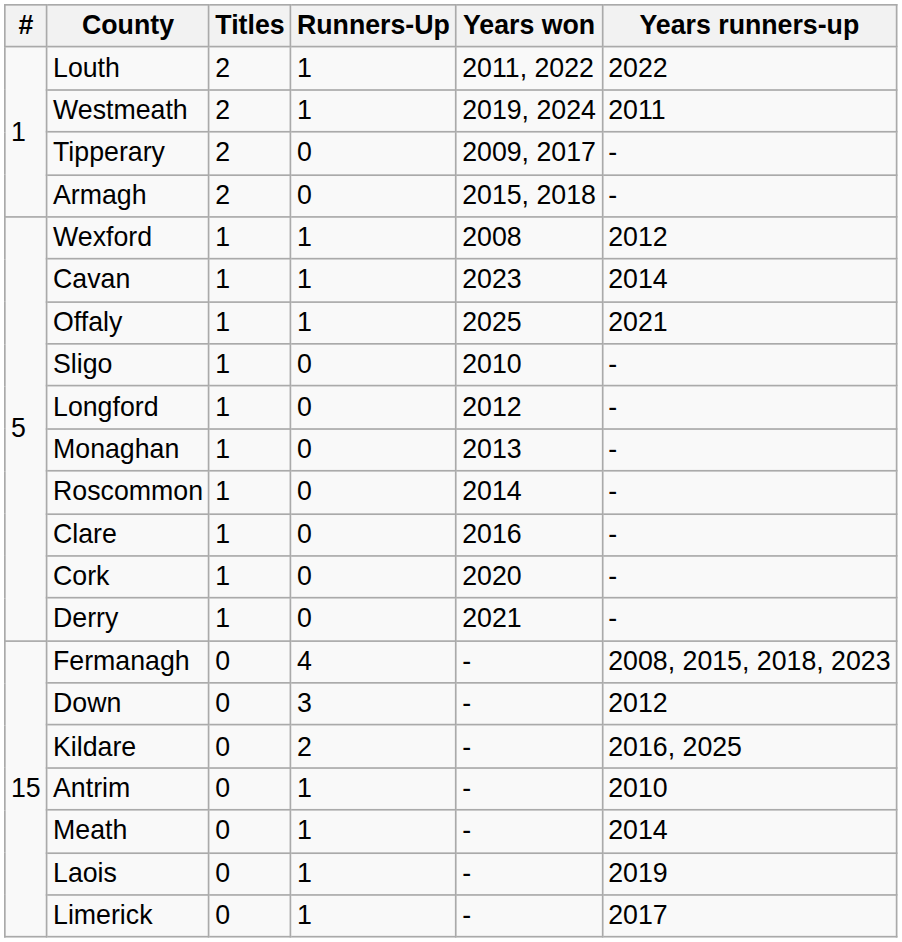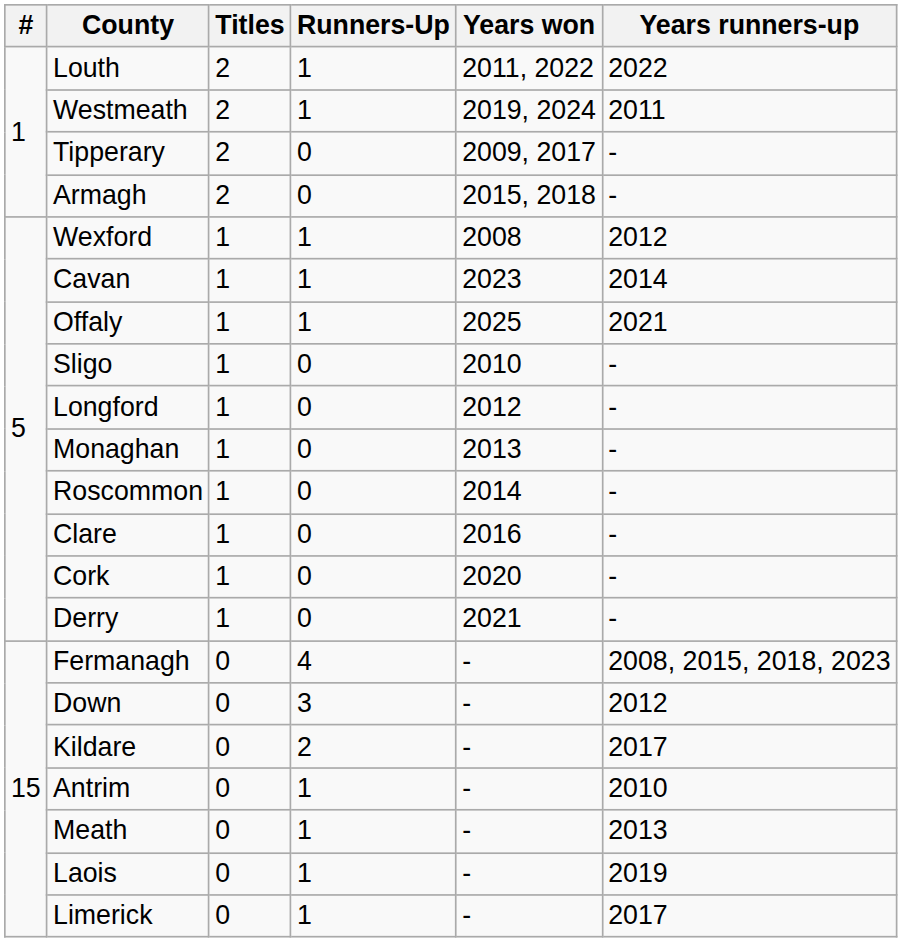(675, 746) 2016, 2025 -> (638, 746) 2017
(638, 830) 2014 -> (638, 830) 2013
